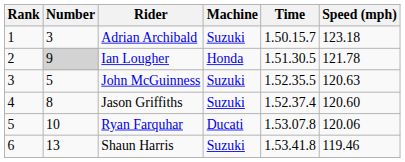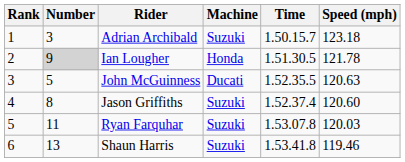(226, 80) Suzuki -> (225, 80) Ducati
(53, 124) 10 -> (53, 124) 11
(225, 124) Ducati -> (226, 124) Suzuki
(341, 124) 120.06 -> (341, 124) 120.03
